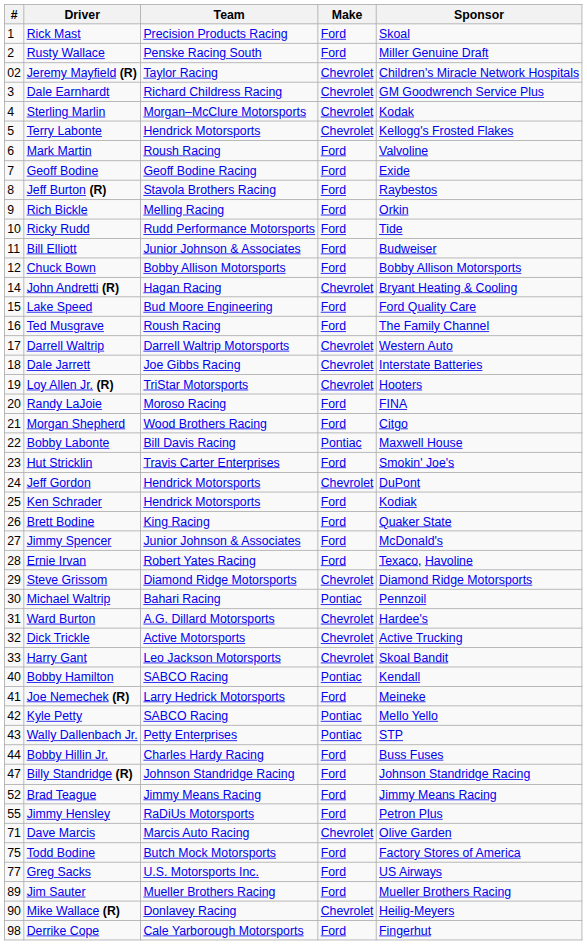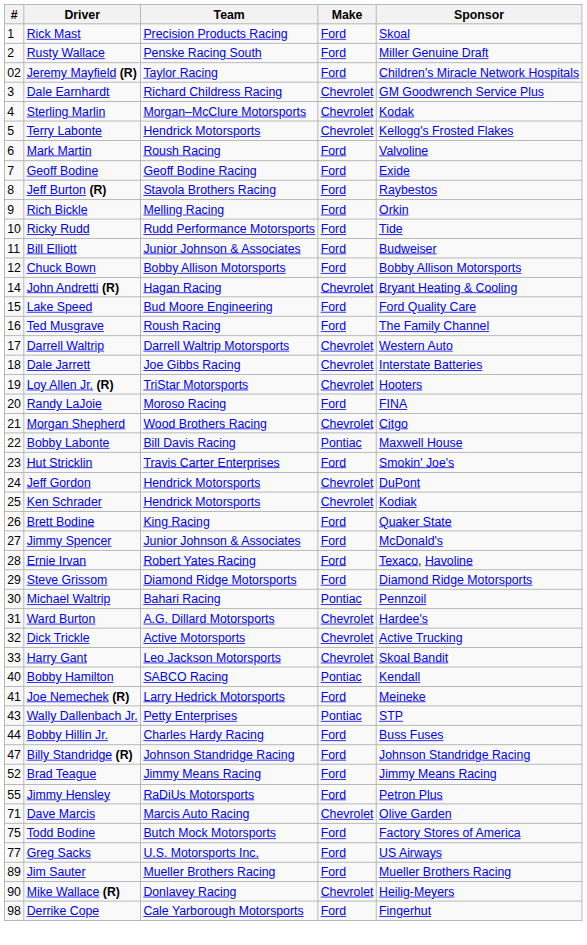(347, 73) Chevrolet -> (333, 73) Ford
(333, 424) Ford -> (347, 424) Chevrolet
(333, 502) Ford -> (347, 502) Chevrolet
(347, 580) Chevrolet -> (333, 580) Ford
- row: (54, 716)
